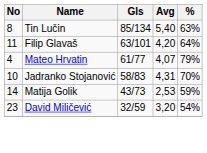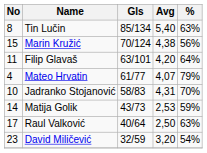+ row: (53, 44)
+ row: (55, 124)
